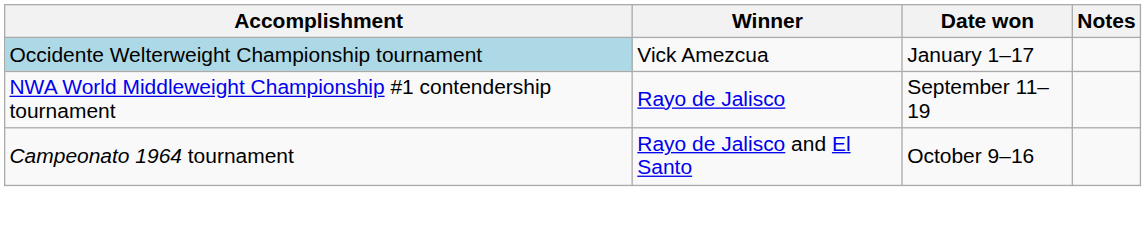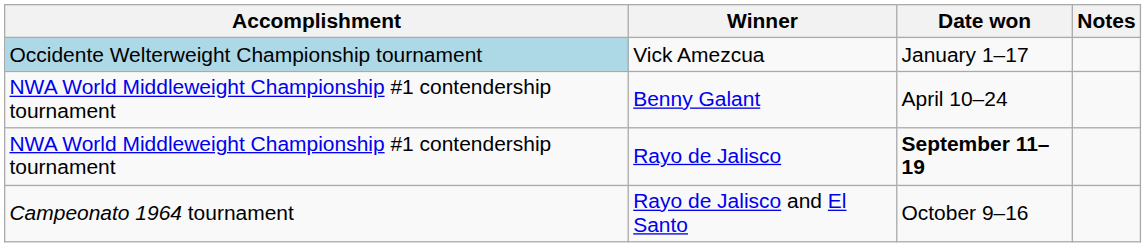+ row: (697, 99)
(978, 99) normal -> (975, 156) bold
